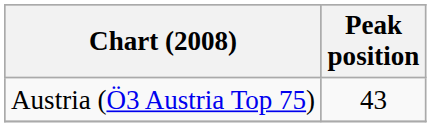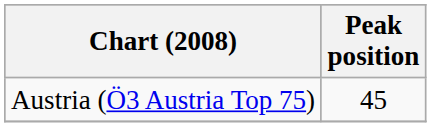(373, 99) 43 -> (373, 99) 45
